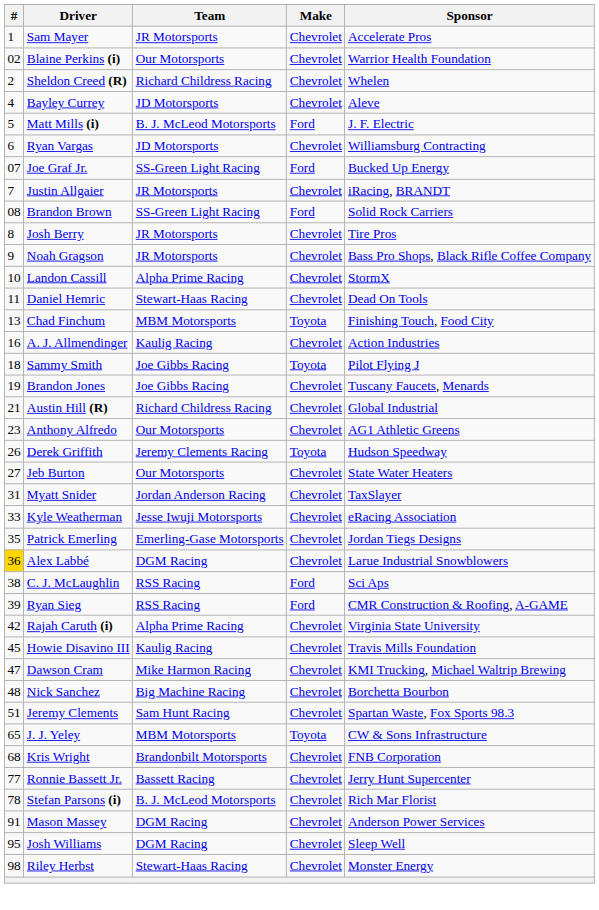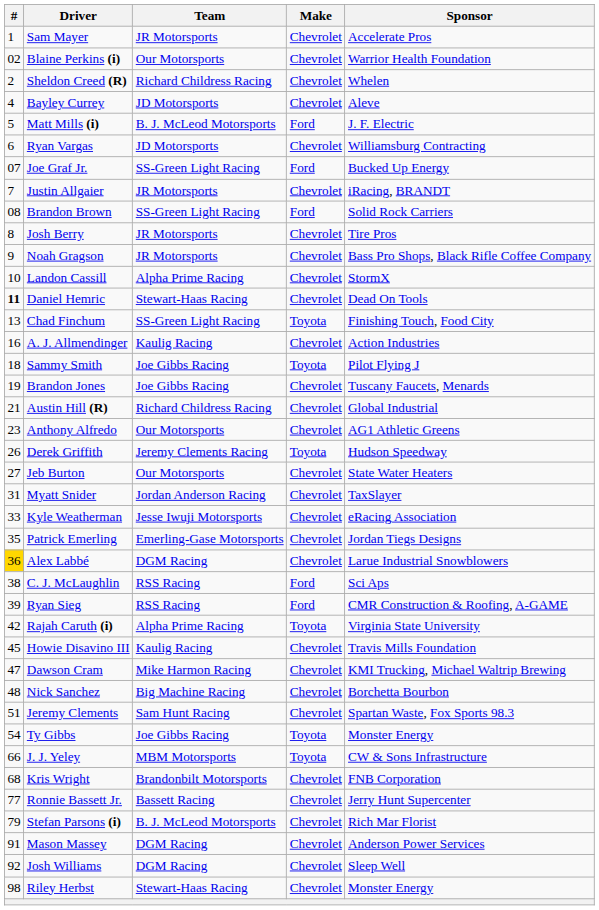(14, 299) normal -> (14, 299) bold
(186, 320) MBM Motorsports -> (198, 320) SS-Green Light Racing
(316, 626) Chevrolet -> (308, 626) Toyota
+ row: (51, 735)
(14, 735) 65 -> (14, 756) 66
(14, 800) 78 -> (14, 822) 79
(14, 844) 95 -> (14, 865) 92
